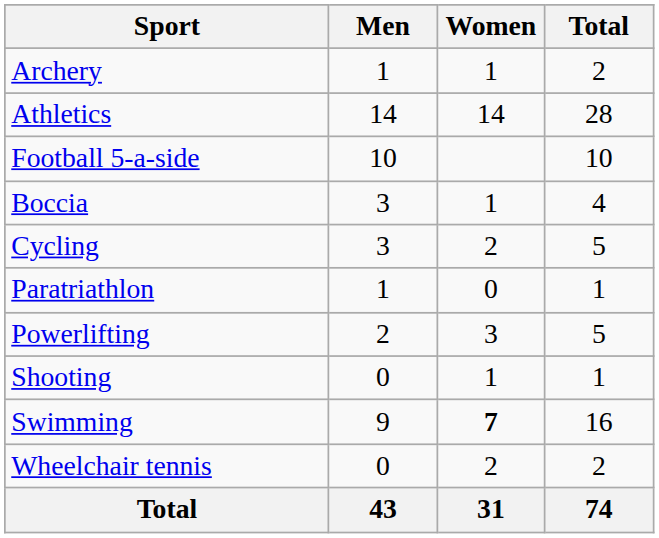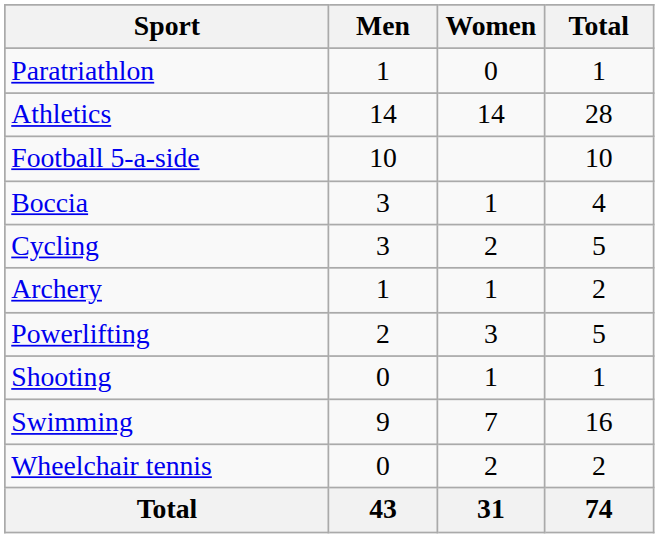rows swapped: (57, 70) <-> (83, 289)
(491, 421) bold -> (491, 421) normal
